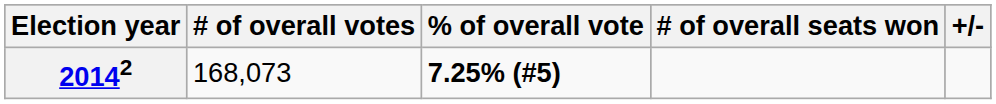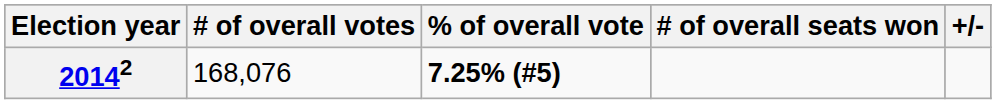(242, 72) 168,073 -> (242, 72) 168,076
